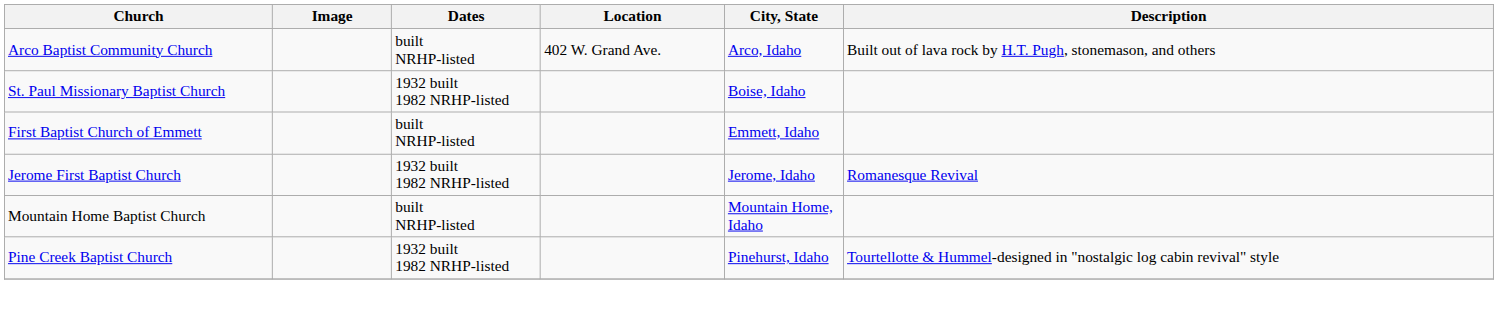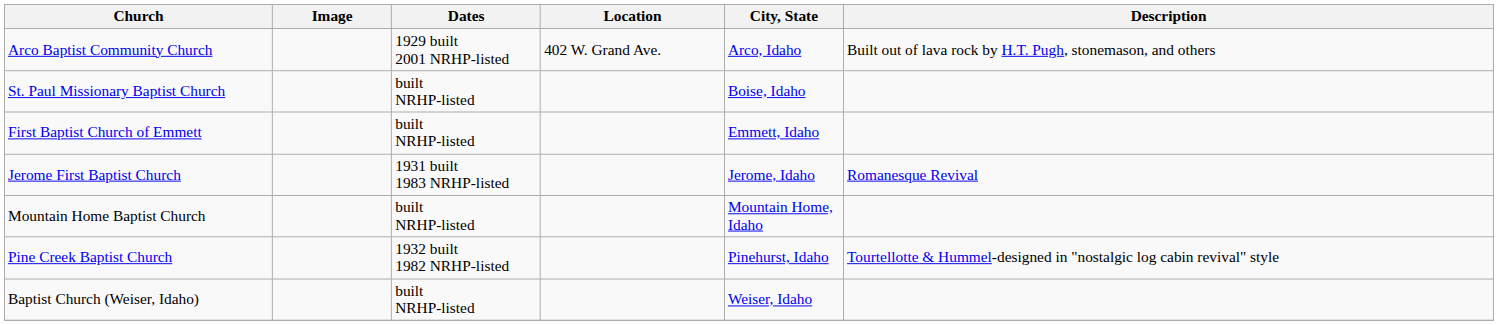(435, 49) built NRHP-listed -> (452, 49) 1929 built 2001 NRHP-listed
(452, 91) 1932 built 1982 NRHP-listed -> (435, 91) built NRHP-listed
(452, 174) 1932 built 1982 NRHP-listed -> (452, 174) 1931 built 1983 NRHP-listed
+ row: (103, 299)
